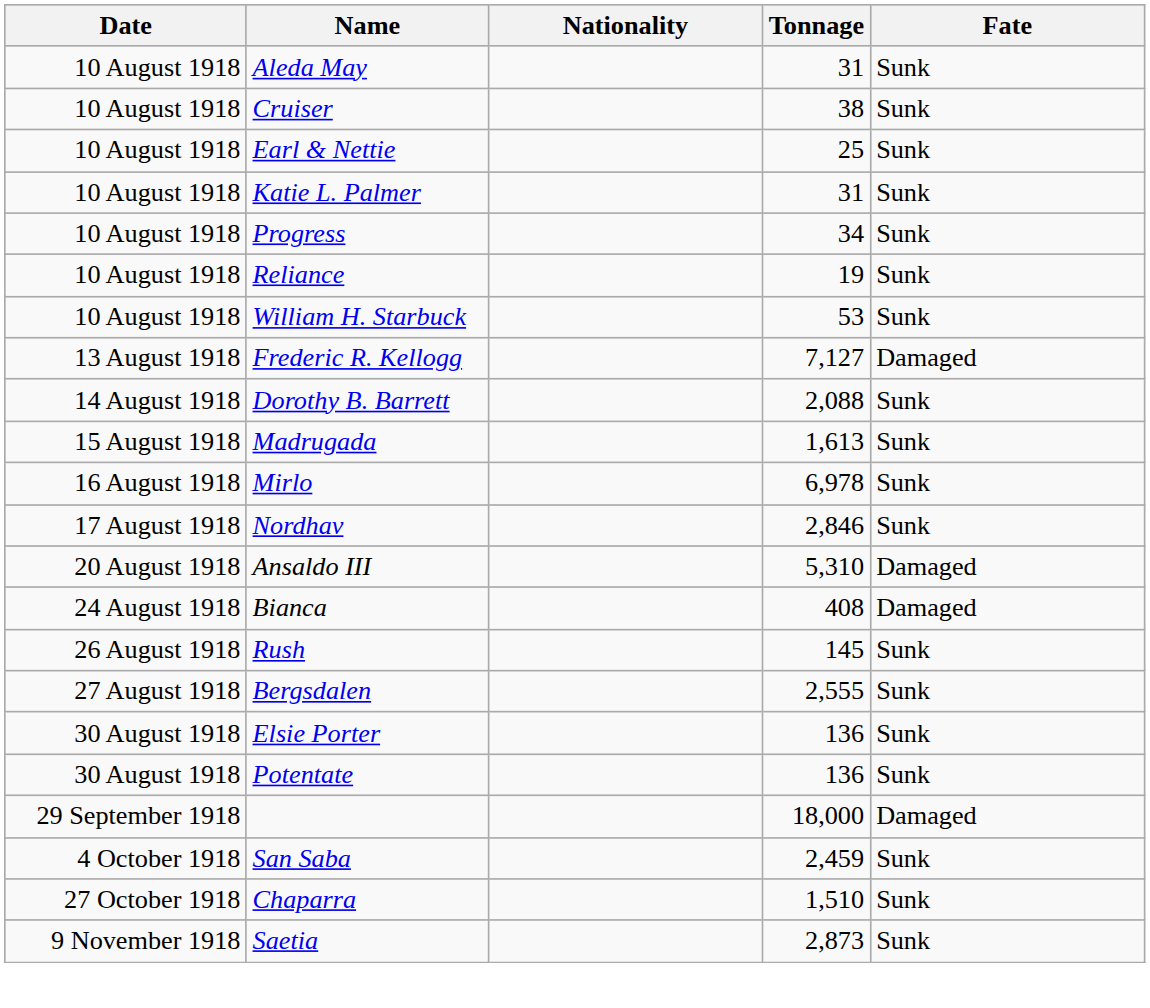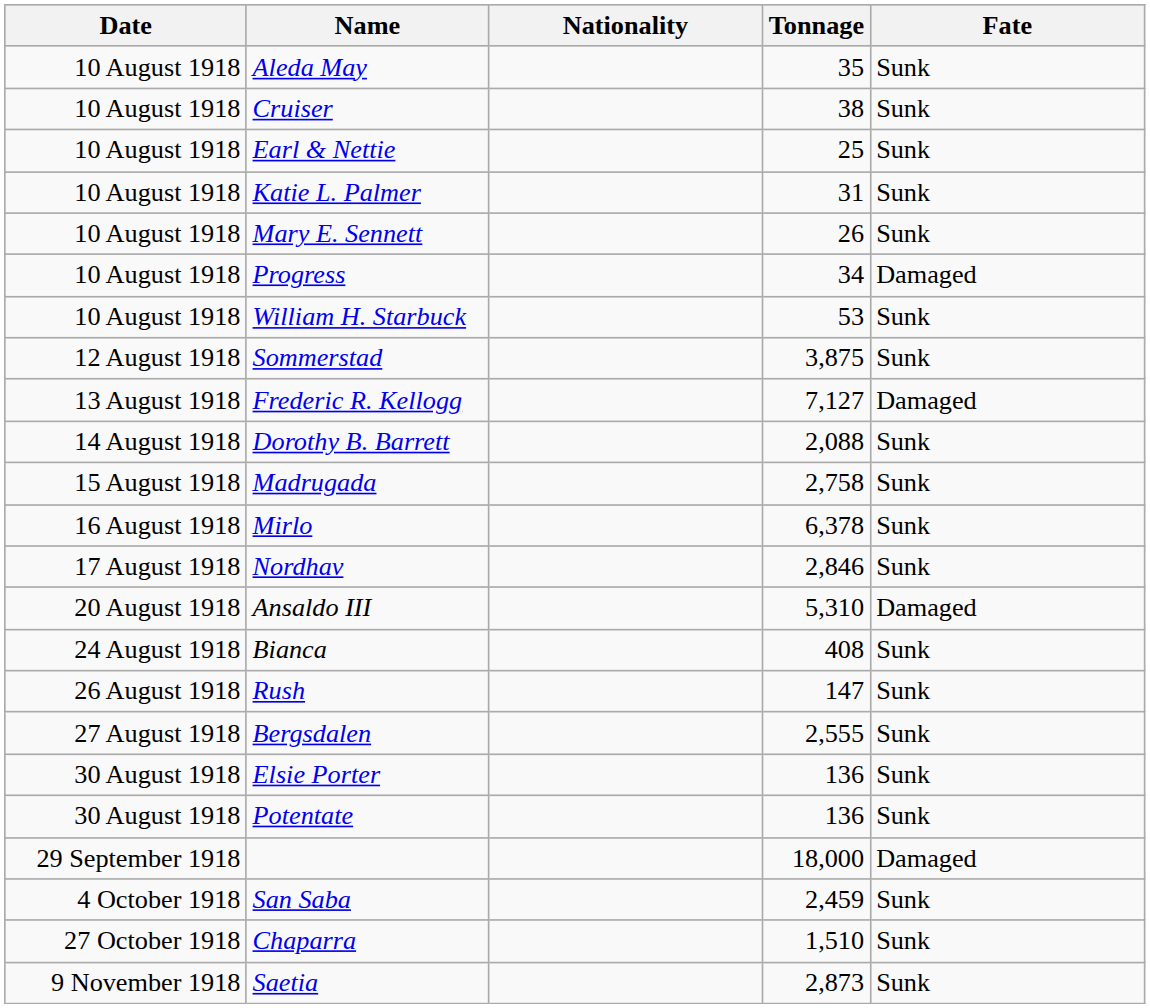(851, 66) 31 -> (851, 66) 35
+ row: (337, 233)
(903, 233) Sunk -> (926, 274) Damaged
- row: (298, 274)
+ row: (317, 358)
(835, 441) 1,613 -> (835, 483) 2,758
(835, 483) 6,978 -> (835, 524) 6,378
(926, 607) Damaged -> (903, 649) Sunk
(844, 649) 145 -> (844, 691) 147
